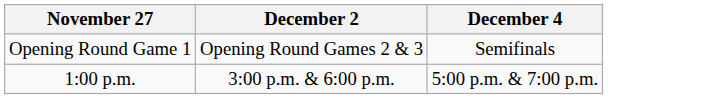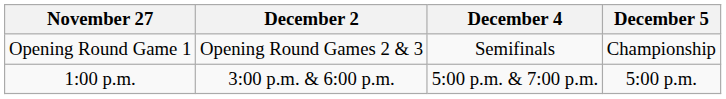+ column: (661, 19)
